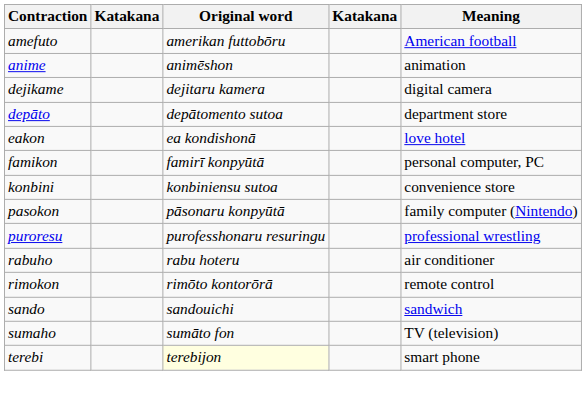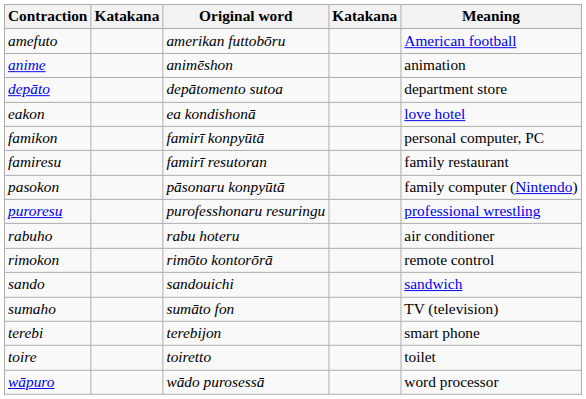- row: (36, 89)
+ row: (35, 162)
- row: (31, 187)
(194, 357) lightyellow background -> (194, 333) no background
+ row: (22, 357)
+ row: (31, 382)
